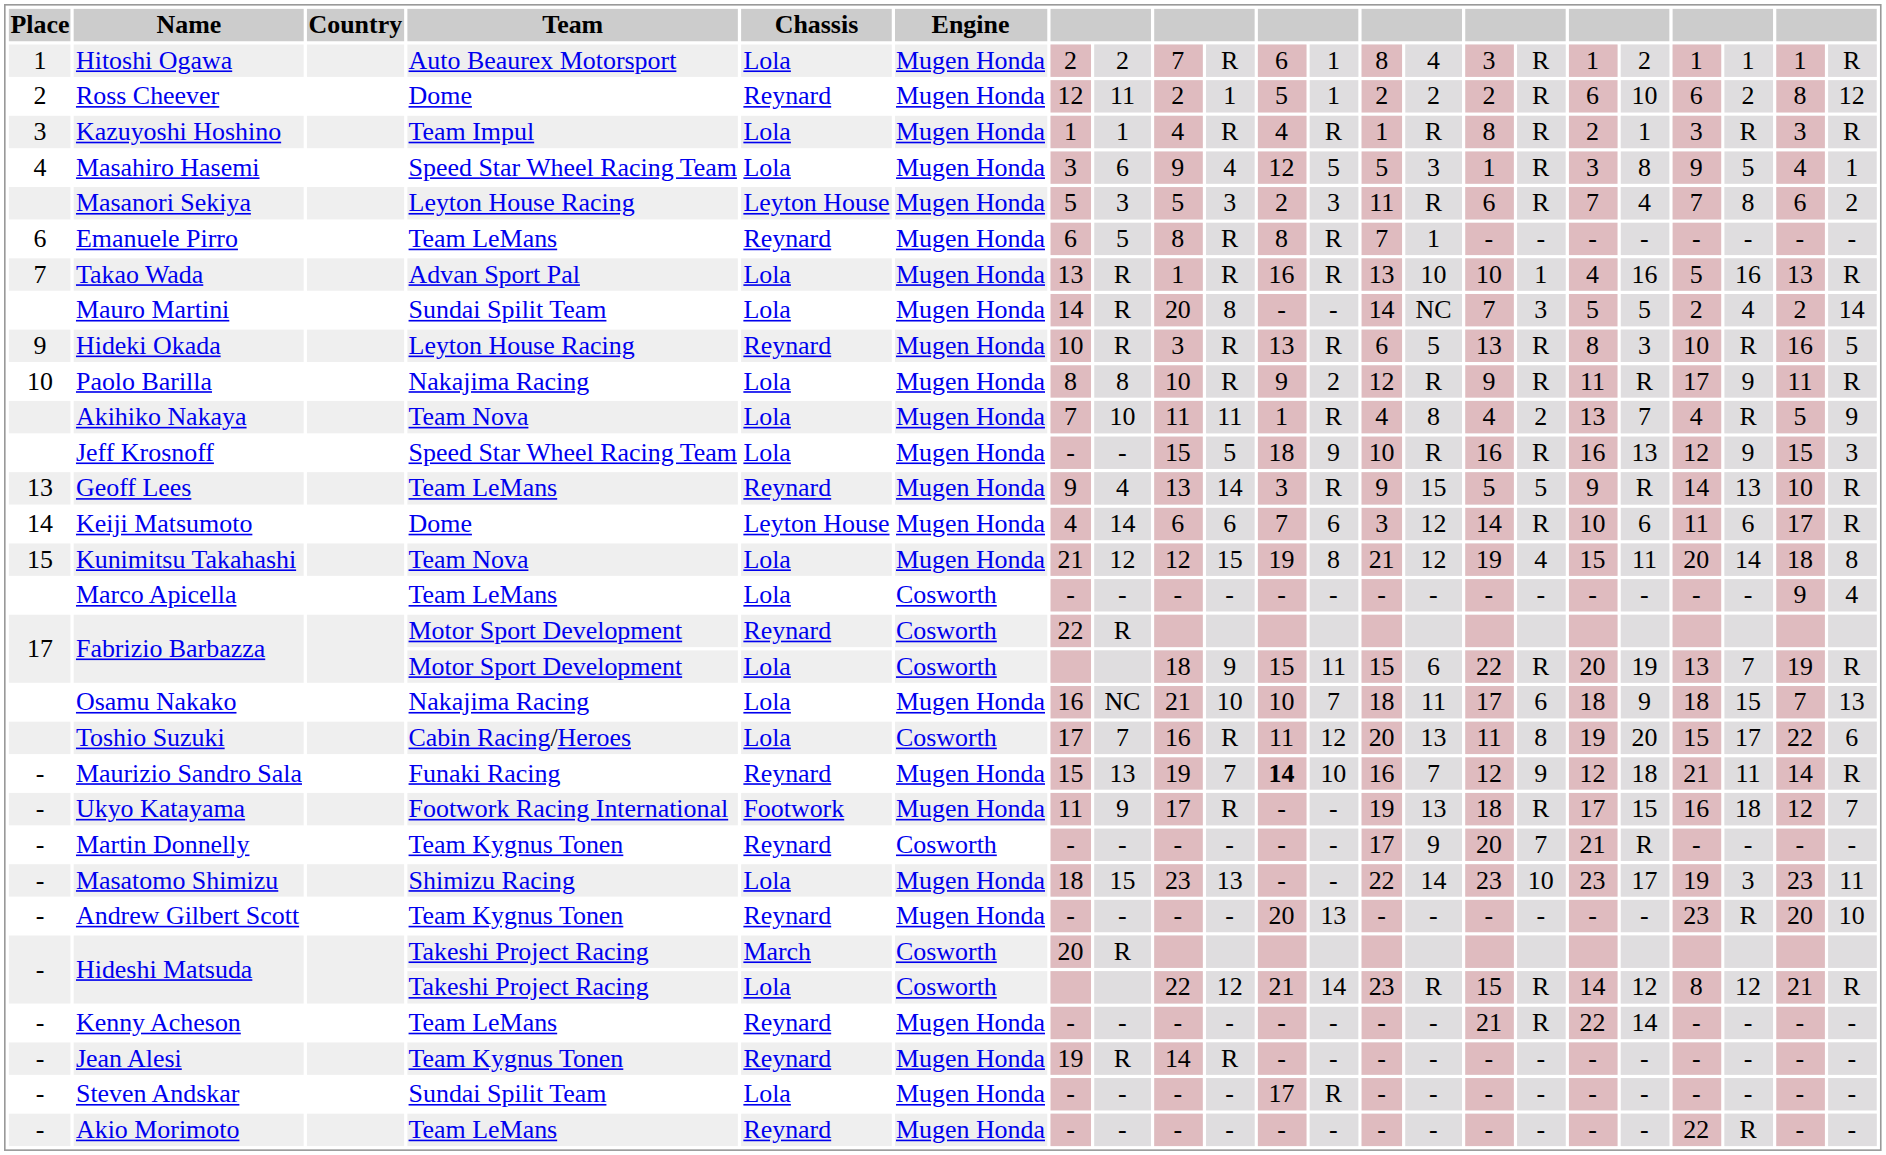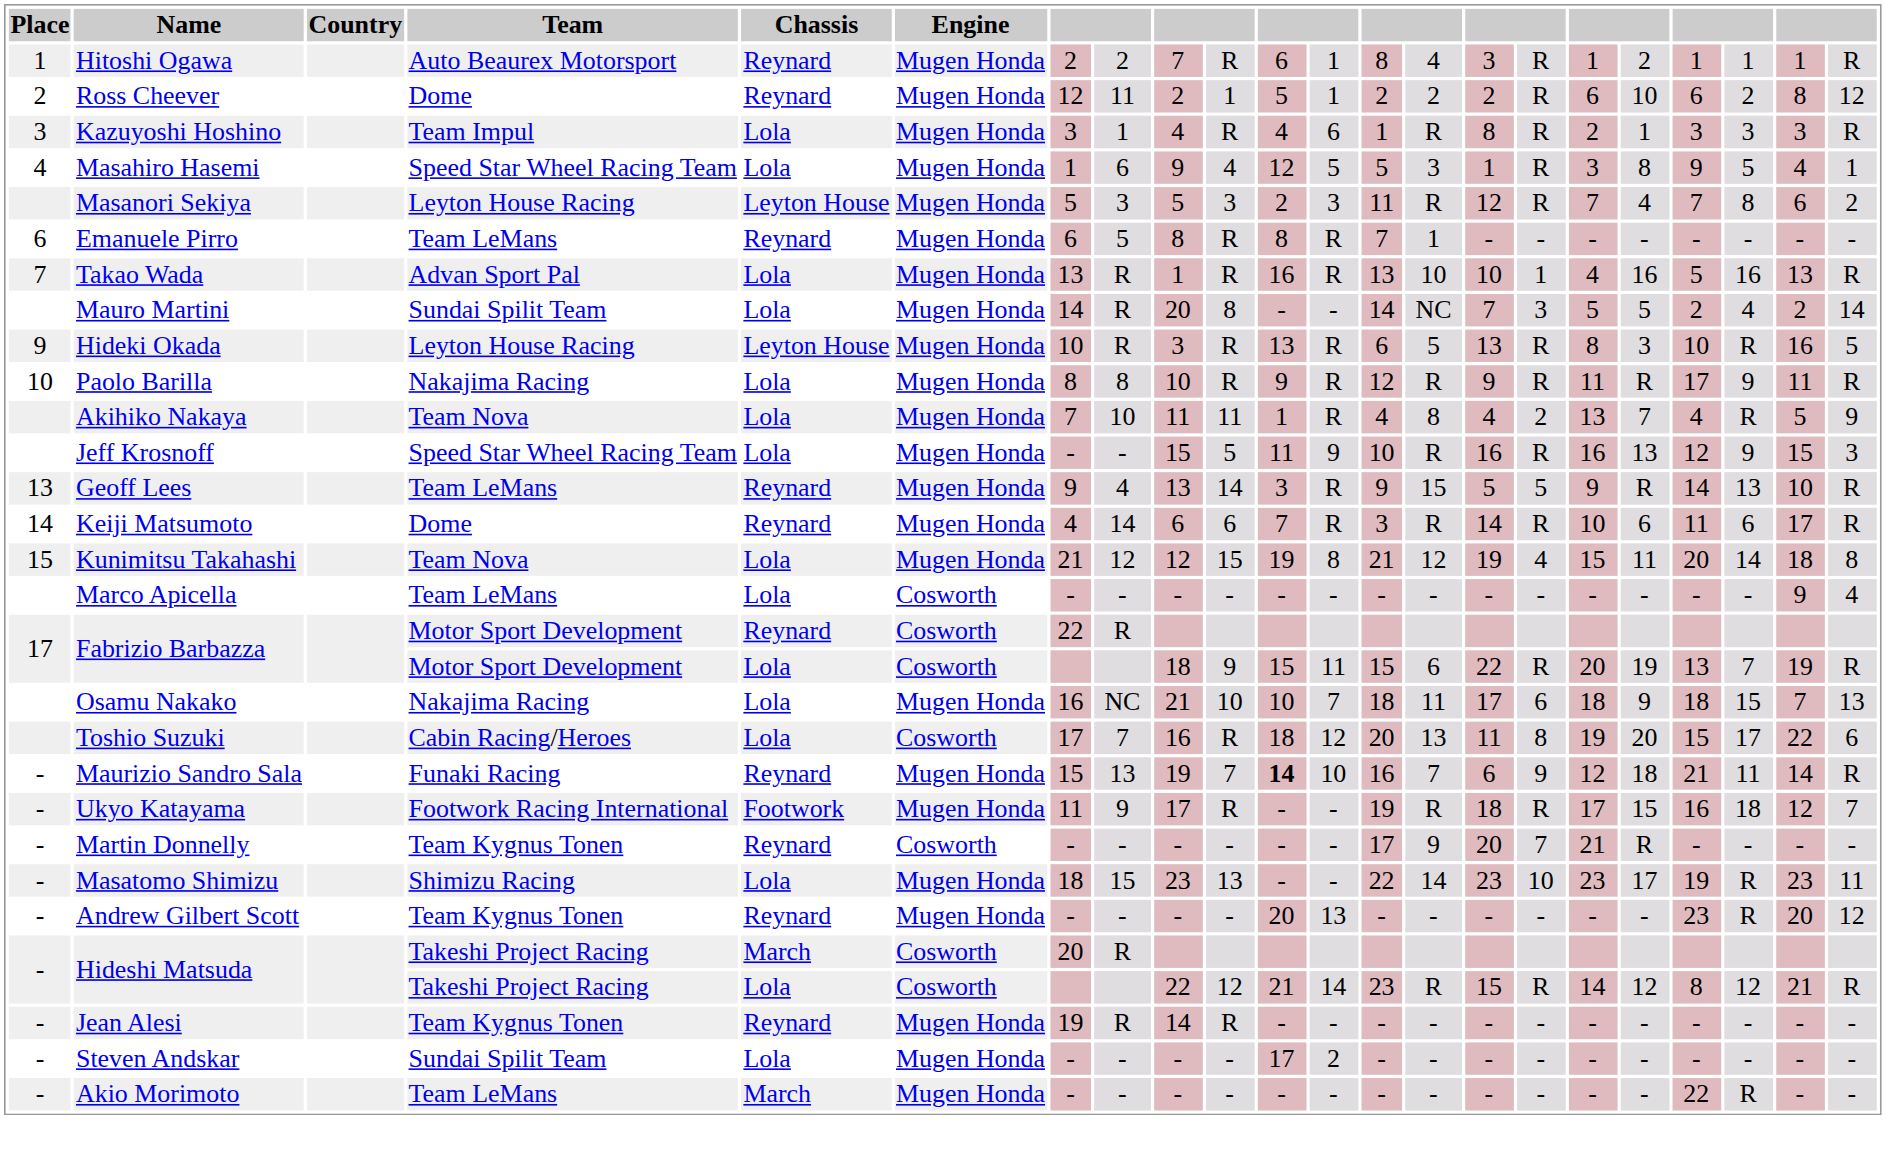(767, 60) Lola -> (787, 60) Reynard
(1071, 131) 1 -> (1071, 131) 3
(1333, 131) R -> (1333, 131) 6
(1748, 131) R -> (1748, 131) 3
(1071, 167) 3 -> (1071, 167) 1
(1489, 202) 6 -> (1489, 202) 12
(787, 345) Reynard -> (816, 345) Leyton House
(1333, 381) 2 -> (1333, 381) R
(1282, 452) 18 -> (1282, 452) 11
(816, 523) Leyton House -> (787, 523) Reynard
(1333, 523) 6 -> (1333, 523) R
(1433, 523) 12 -> (1433, 523) R
(1282, 737) 11 -> (1282, 737) 18
(1489, 773) 12 -> (1489, 773) 6
(1433, 808) 13 -> (1433, 808) R
(1748, 880) 3 -> (1748, 880) R
(1852, 915) 10 -> (1852, 915) 12
- row: (158, 1022)
(1333, 1093) R -> (1333, 1058) 2
(787, 1129) Reynard -> (777, 1093) March
